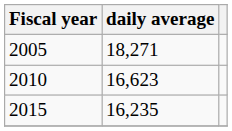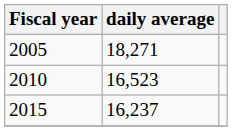(132, 79) 16,623 -> (132, 79) 16,523
(132, 110) 16,235 -> (132, 110) 16,237
